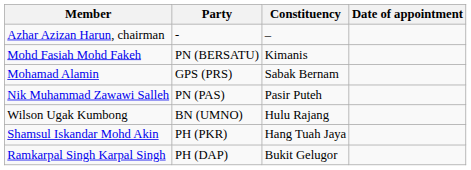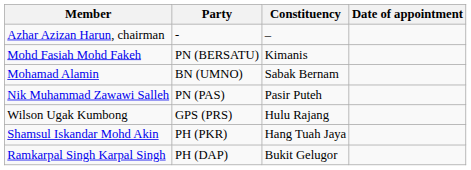(204, 74) GPS (PRS) -> (209, 74) BN (UMNO)
(209, 114) BN (UMNO) -> (204, 114) GPS (PRS)
